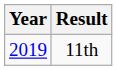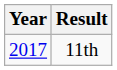(28, 49) 2019 -> (28, 49) 2017
